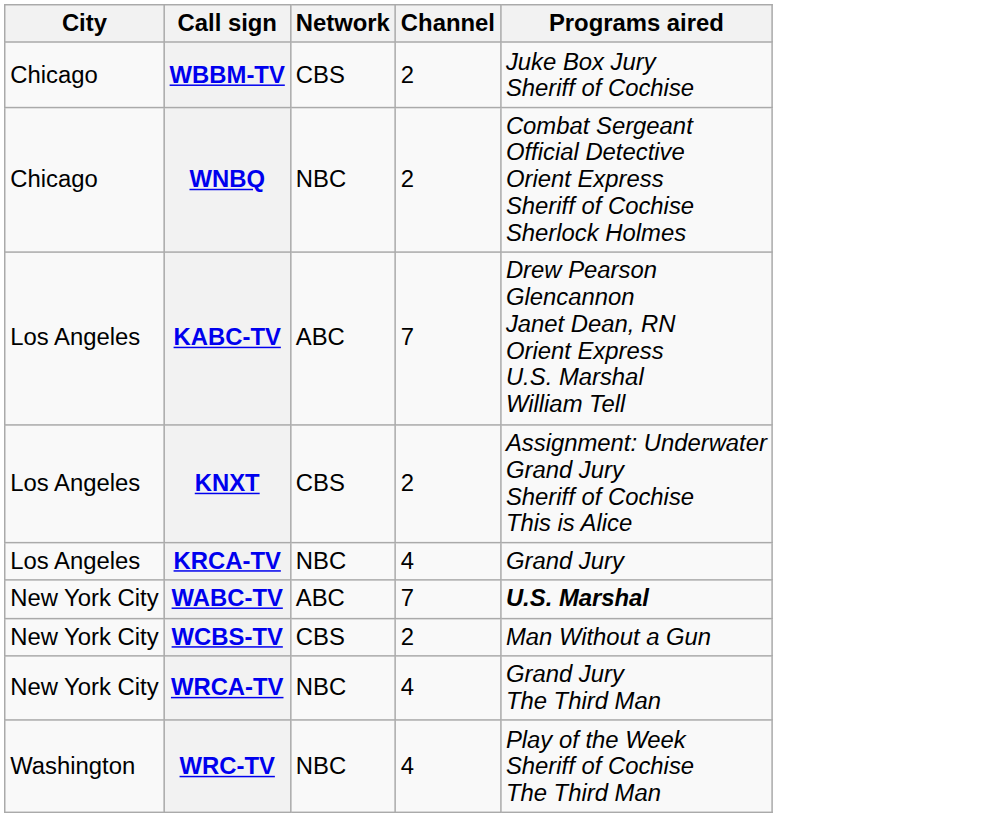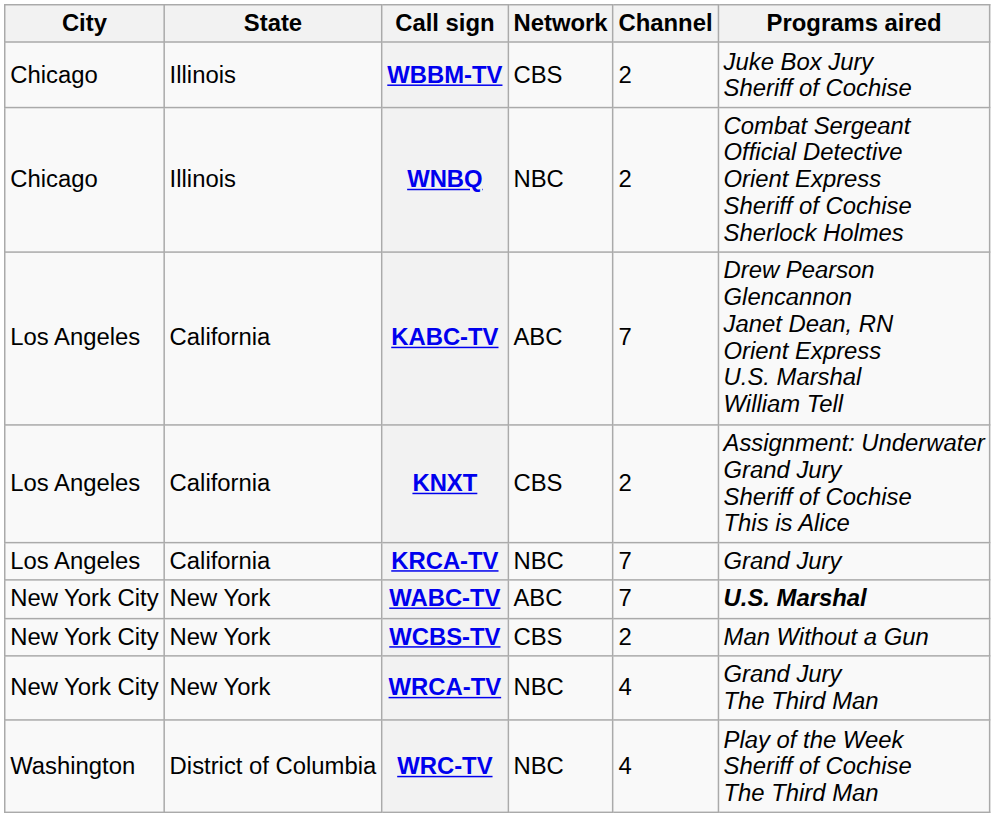+ column: (273, 23)
(407, 561) 4 -> (625, 561) 7
